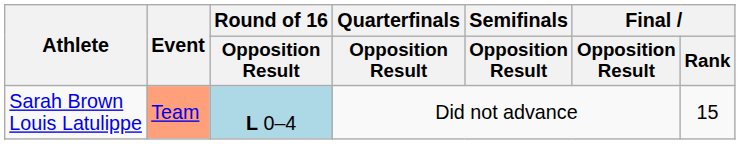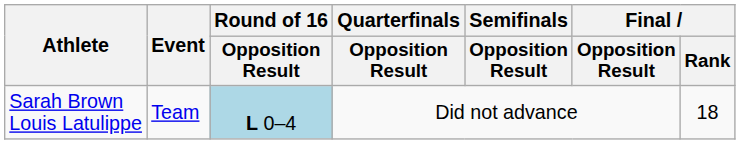(175, 113) lightsalmon background -> (175, 113) no background
(707, 113) 15 -> (707, 113) 18
